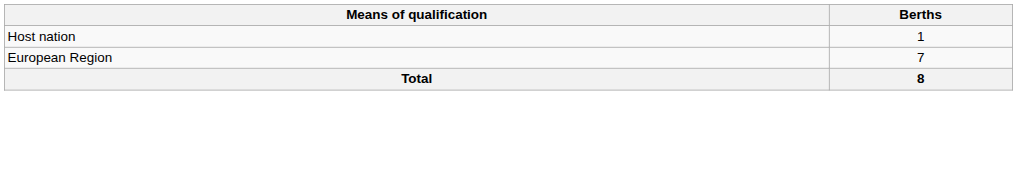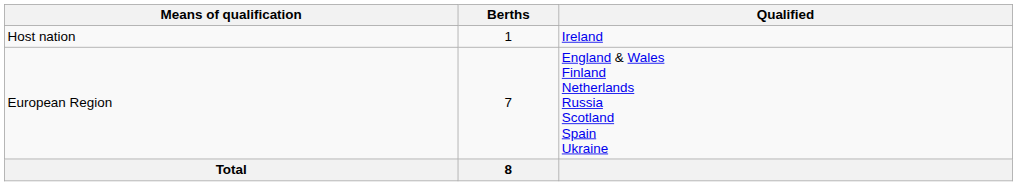+ column: (785, 15)
